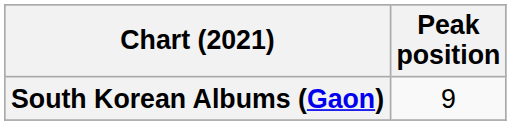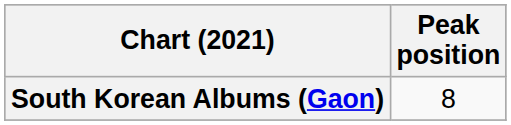(448, 98) 9 -> (448, 98) 8
